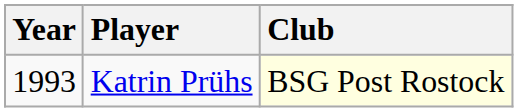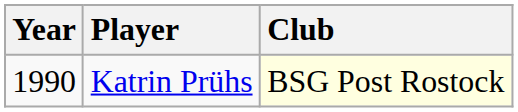(44, 80) 1993 -> (44, 80) 1990
